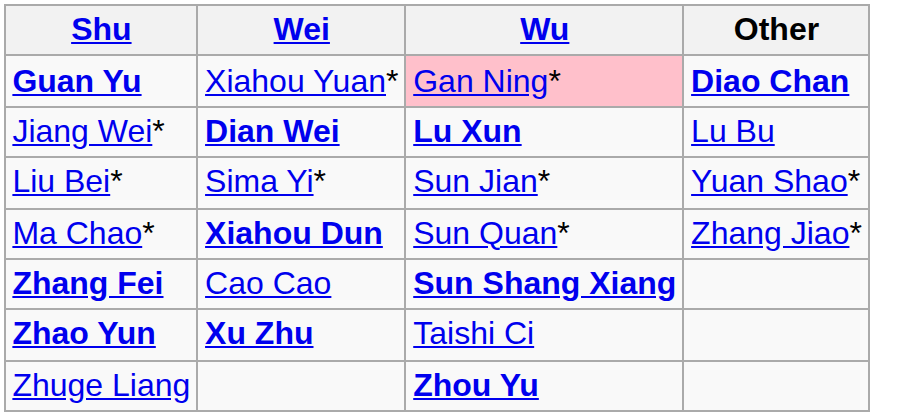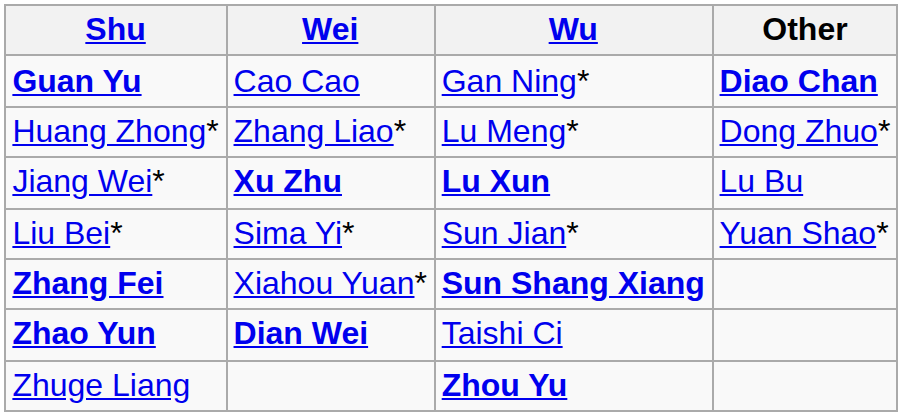(302, 80) Xiahou Yuan* -> (297, 80) Cao Cao
(487, 80) pink background -> (516, 80) no background
+ row: (116, 131)
(272, 131) Dian Wei -> (288, 182) Xu Zhu
- row: (84, 232)
(268, 283) Cao Cao -> (330, 283) Xiahou Yuan*
(259, 334) Xu Zhu -> (301, 334) Dian Wei
